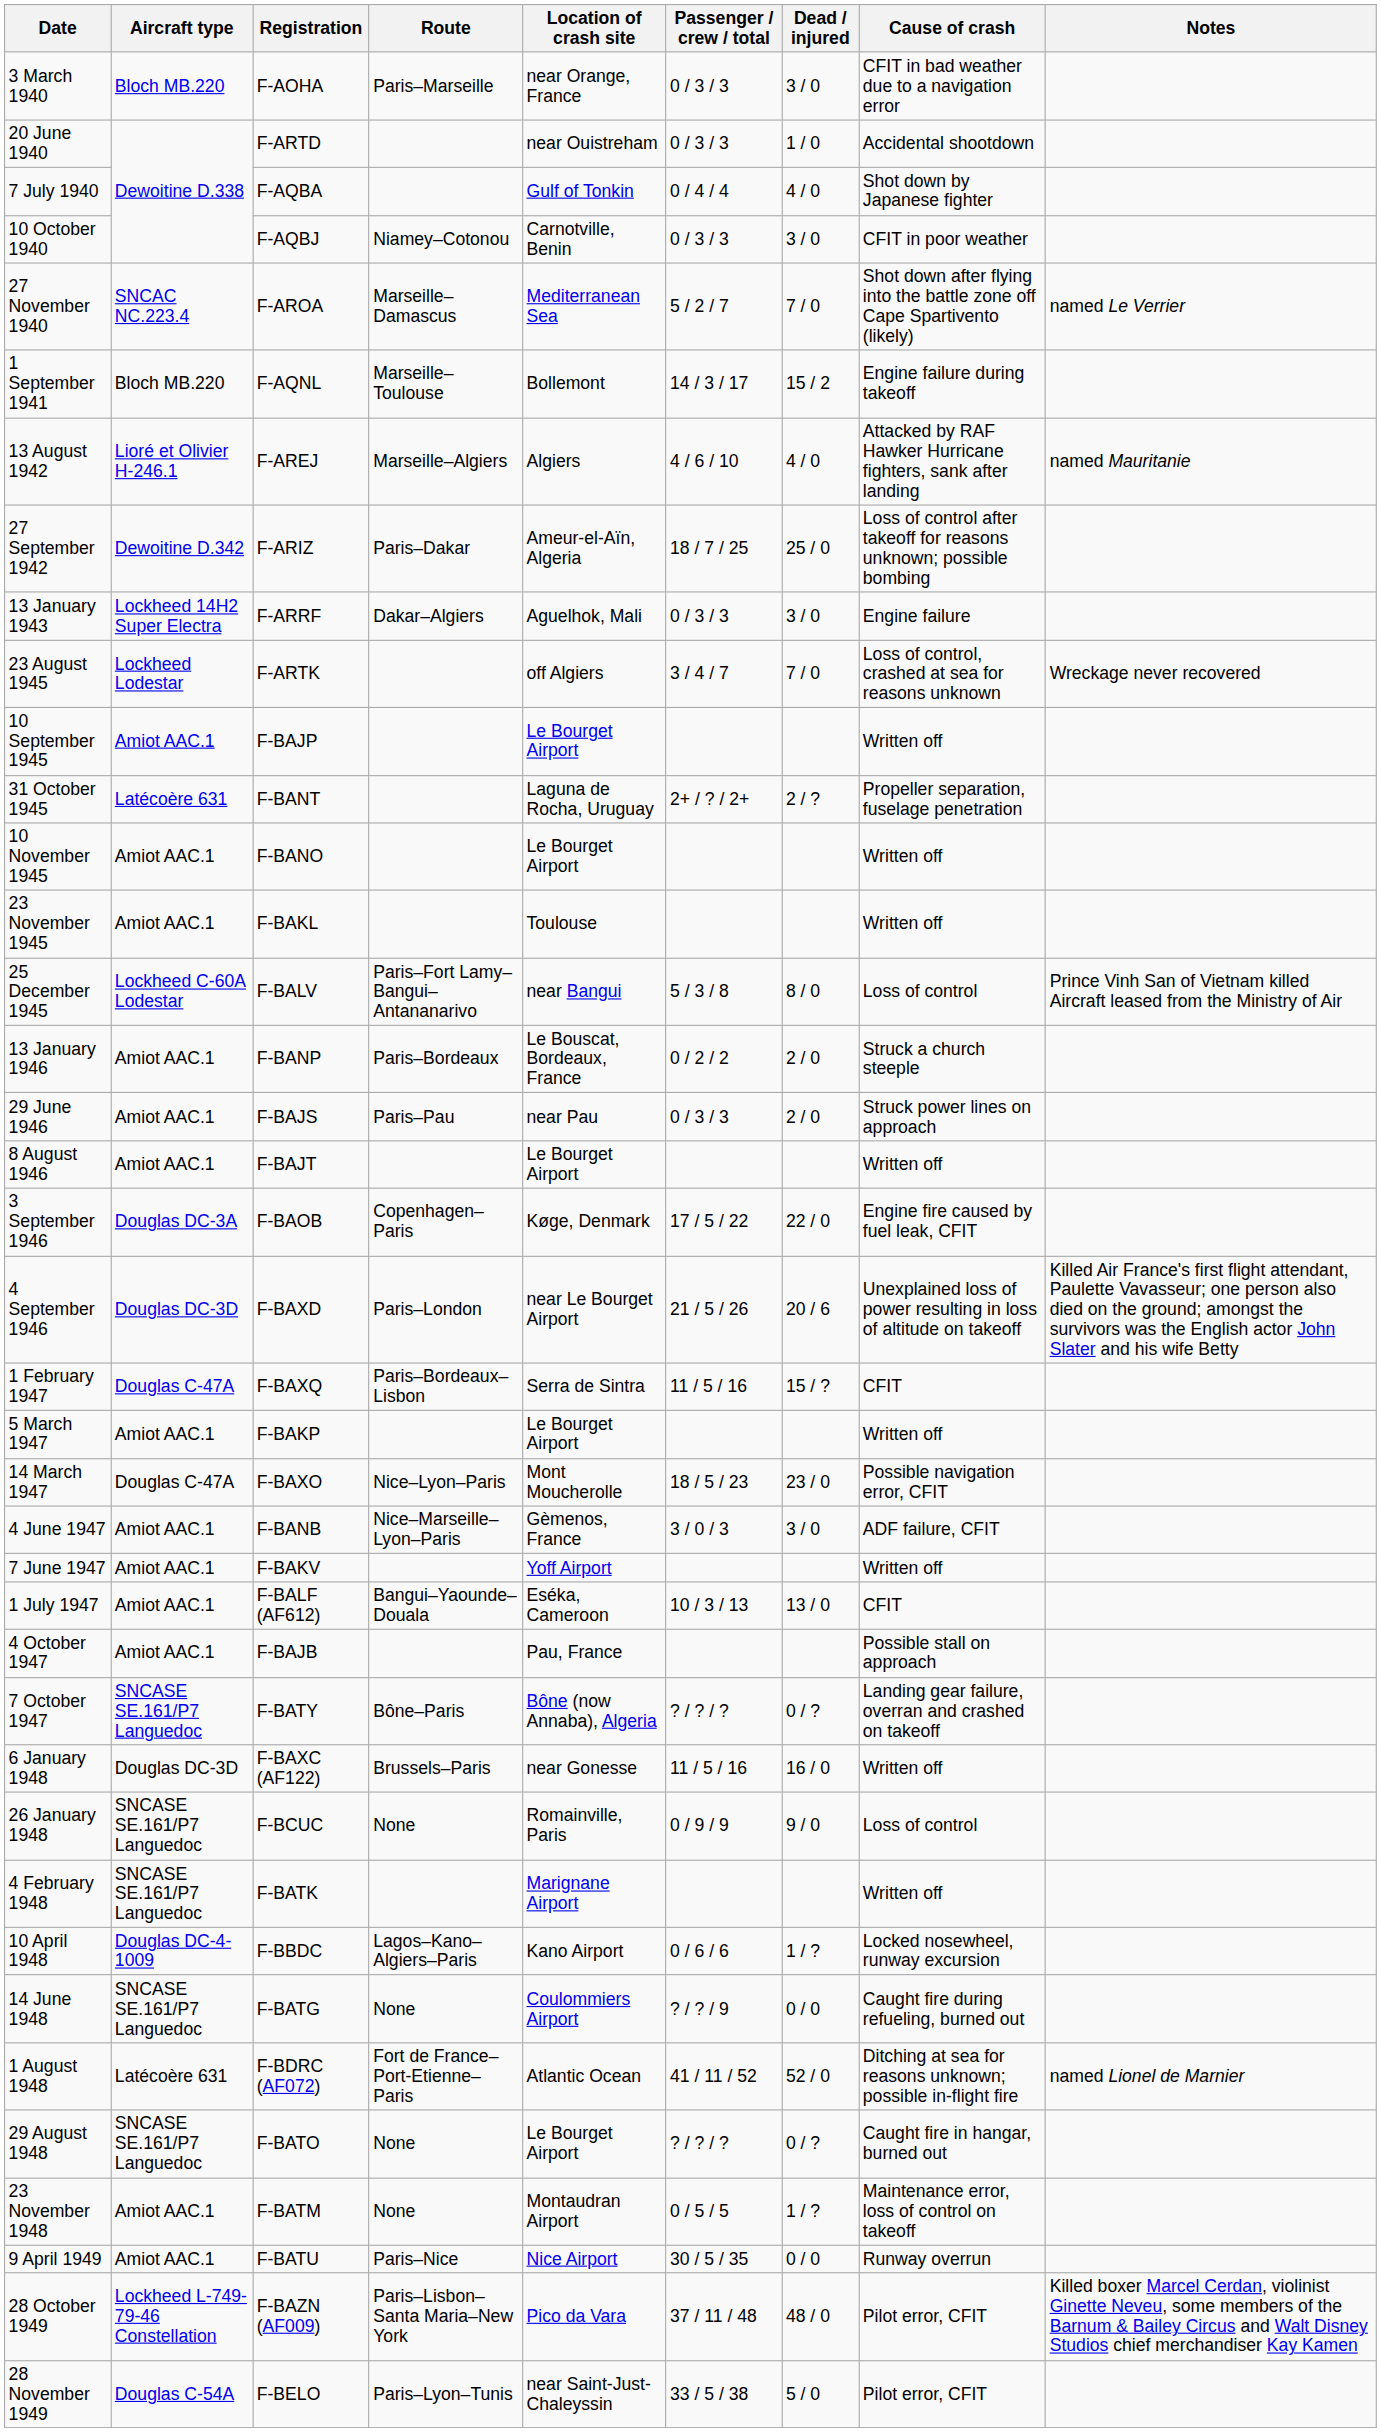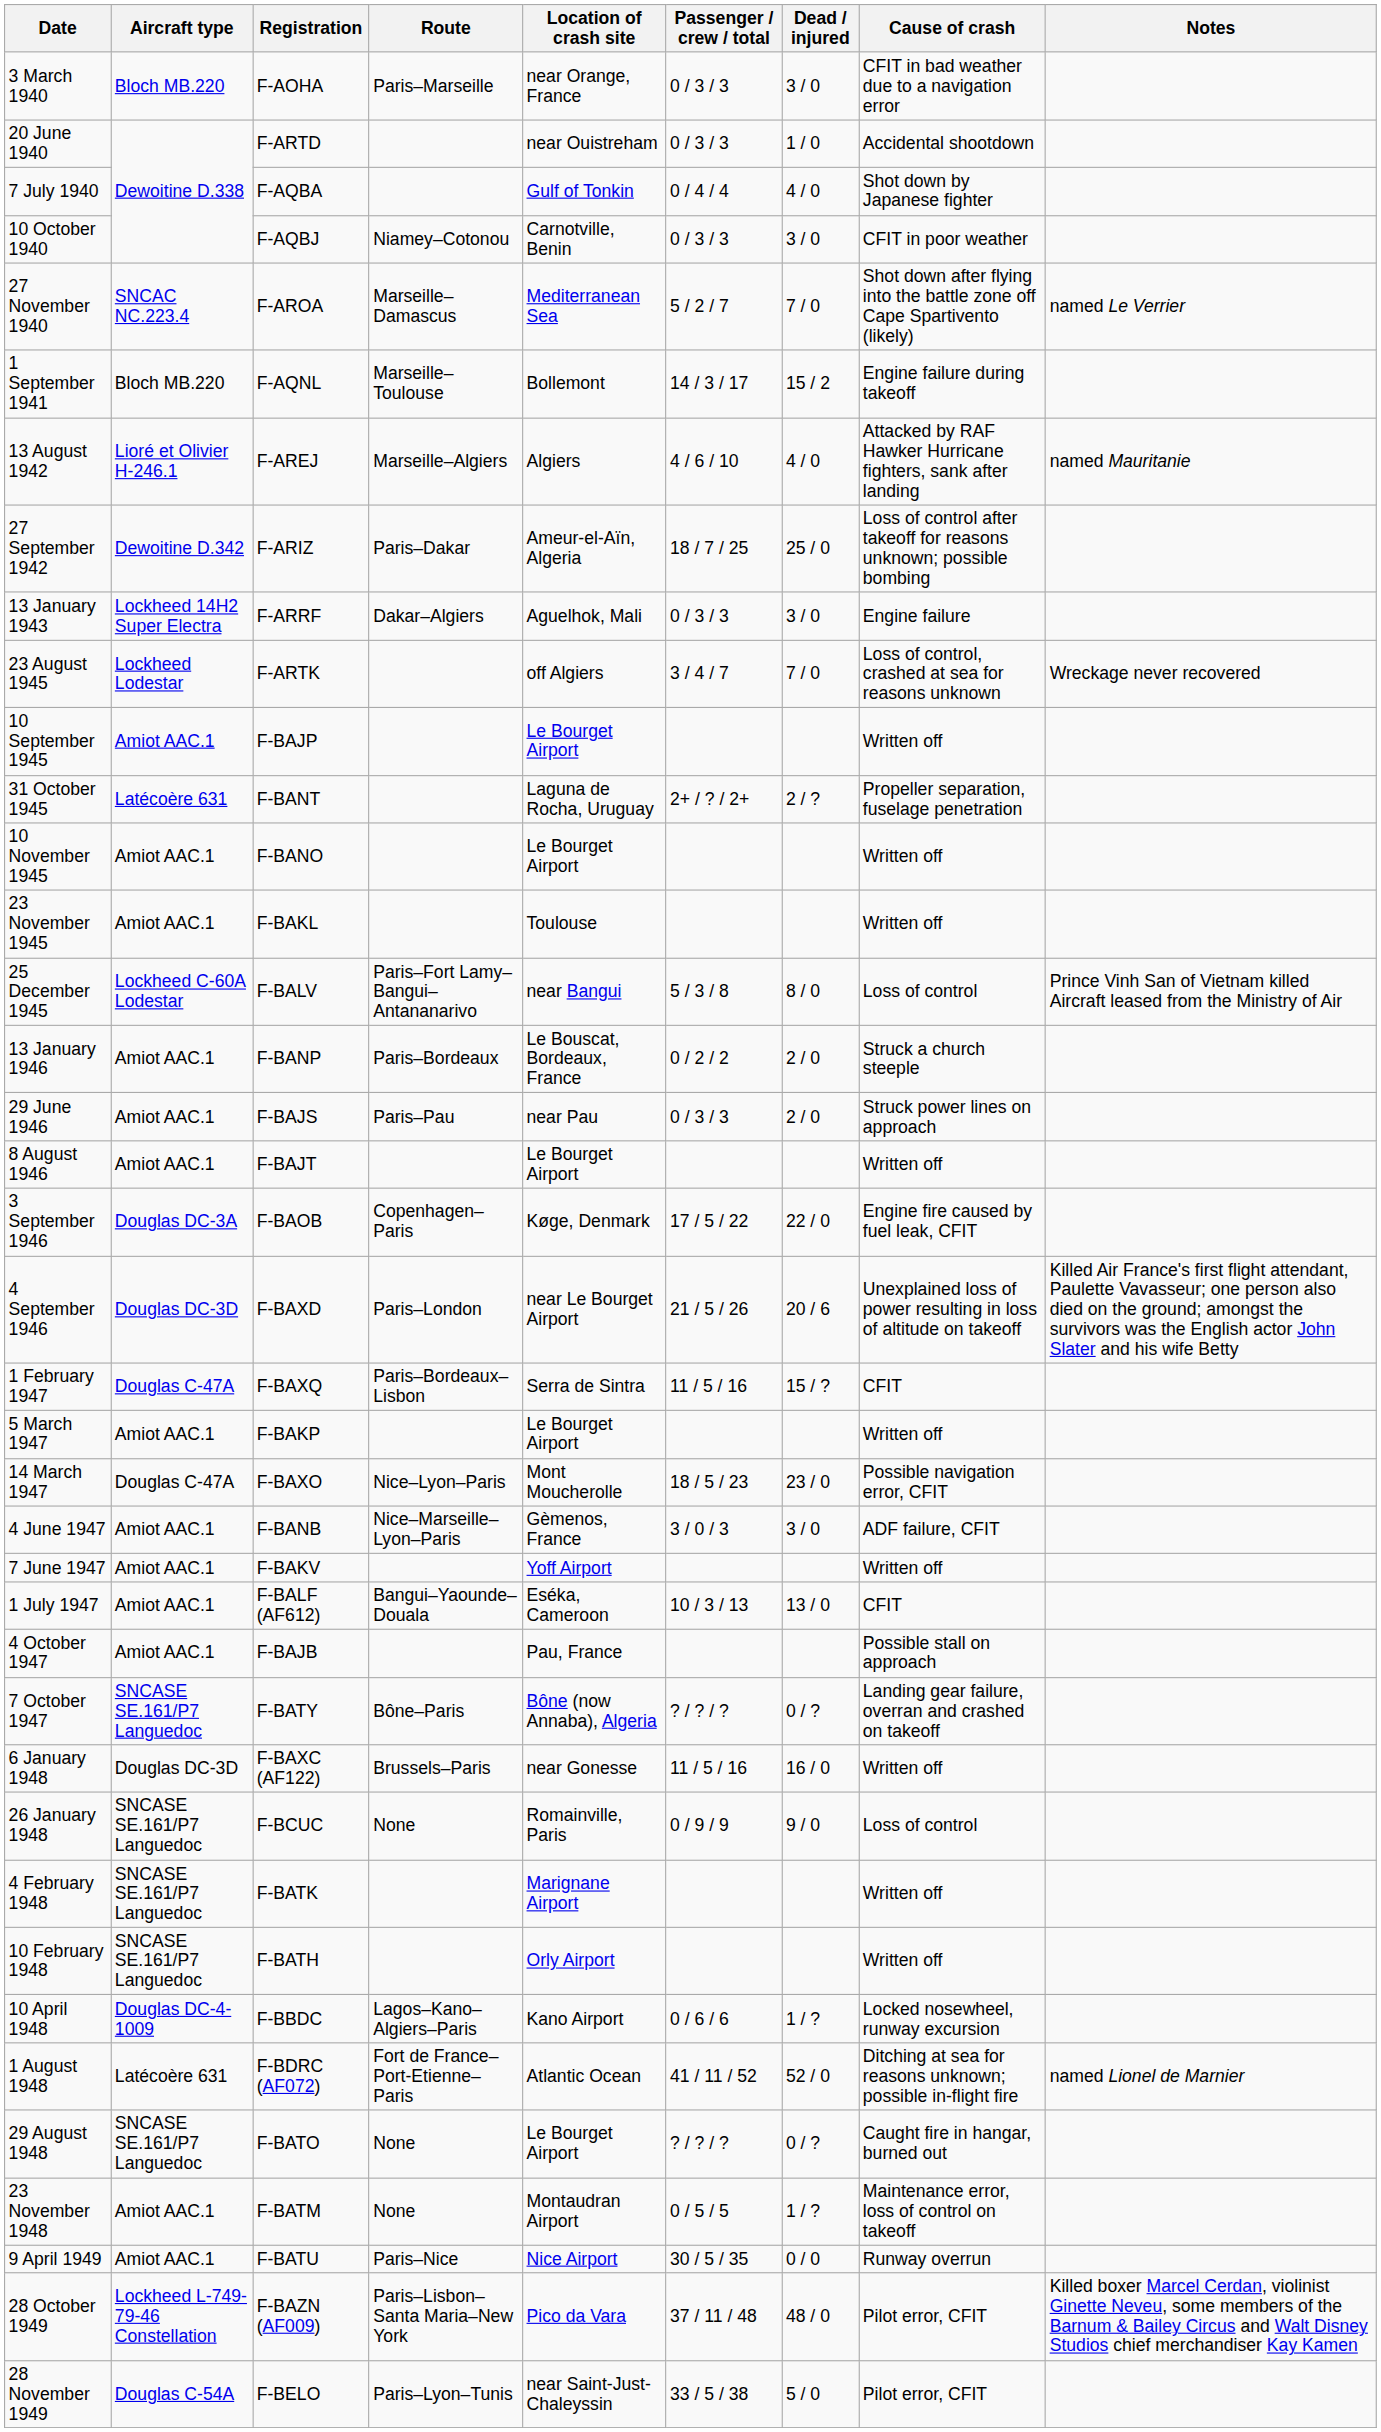+ row: (56, 1961)
- row: (40, 2008)
